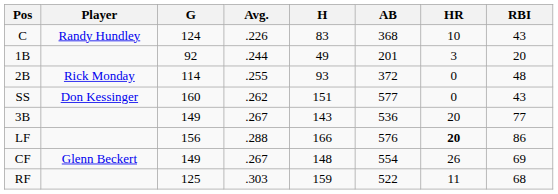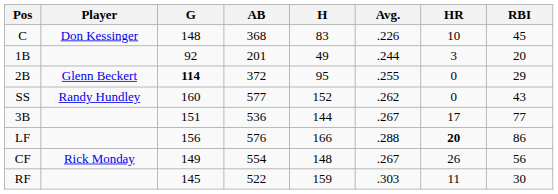columns swapped: (388, 14) <-> (256, 14)
(99, 35) Randy Hundley -> (99, 35) Don Kessinger
(191, 35) 124 -> (191, 35) 148
(520, 35) 43 -> (520, 35) 45
(99, 76) Rick Monday -> (99, 76) Glenn Beckert
(191, 76) normal -> (191, 76) bold
(322, 76) 93 -> (322, 76) 95
(520, 76) 48 -> (520, 76) 29
(99, 96) Don Kessinger -> (99, 96) Randy Hundley
(322, 96) 151 -> (322, 96) 152
(191, 117) 149 -> (191, 117) 151
(322, 117) 143 -> (322, 117) 144
(454, 117) 20 -> (454, 117) 17
(99, 158) Glenn Beckert -> (99, 158) Rick Monday
(520, 158) 69 -> (520, 158) 56
(191, 179) 125 -> (191, 179) 145
(520, 179) 68 -> (520, 179) 30
